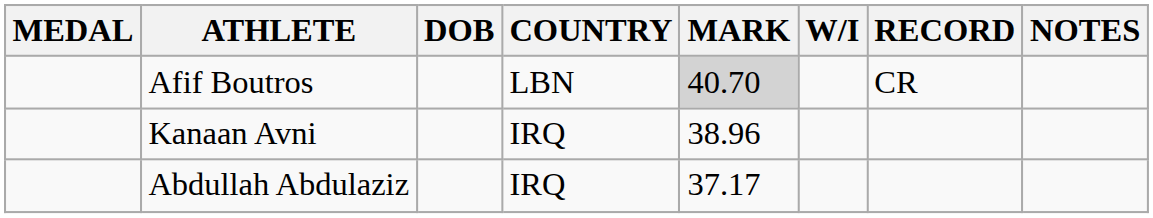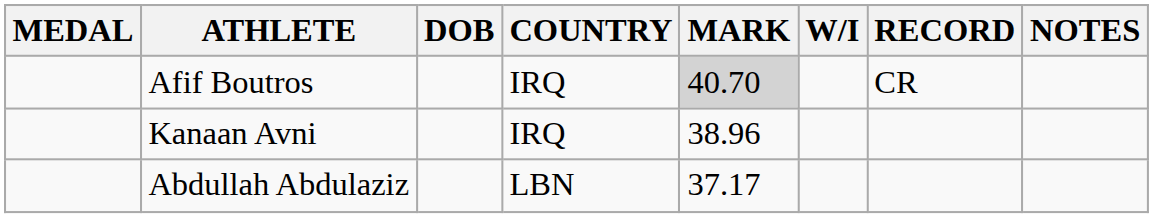(542, 81) LBN -> (537, 81) IRQ
(537, 184) IRQ -> (542, 184) LBN
